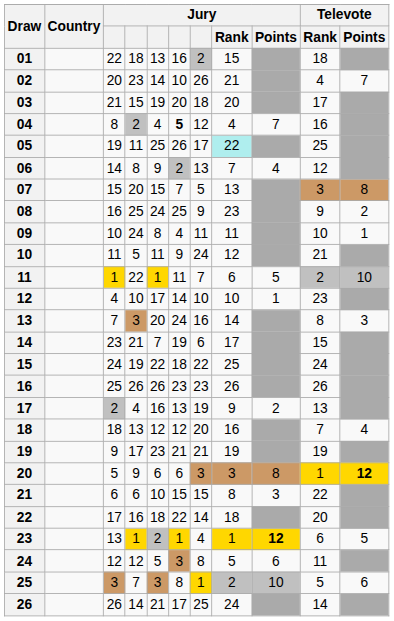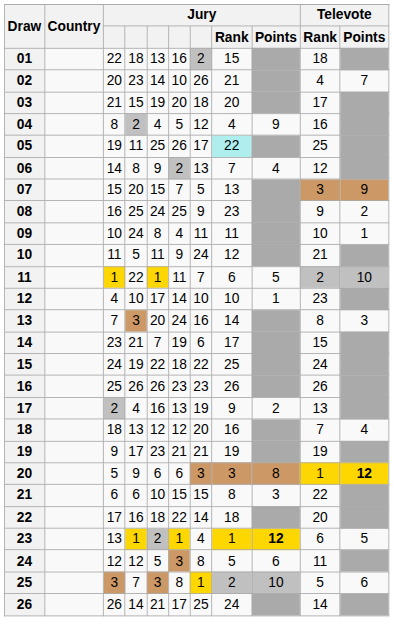(179, 124) bold -> (179, 124) normal
(276, 124) 7 -> (276, 124) 9
(364, 189) 8 -> (364, 189) 9
